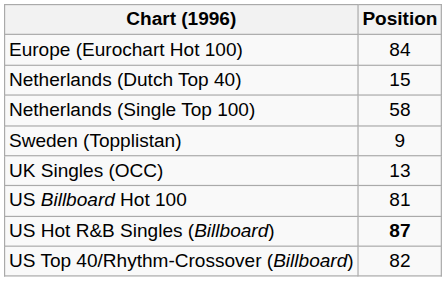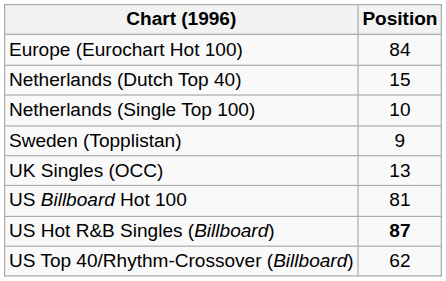(400, 110) 58 -> (400, 110) 10
(400, 261) 82 -> (400, 261) 62
